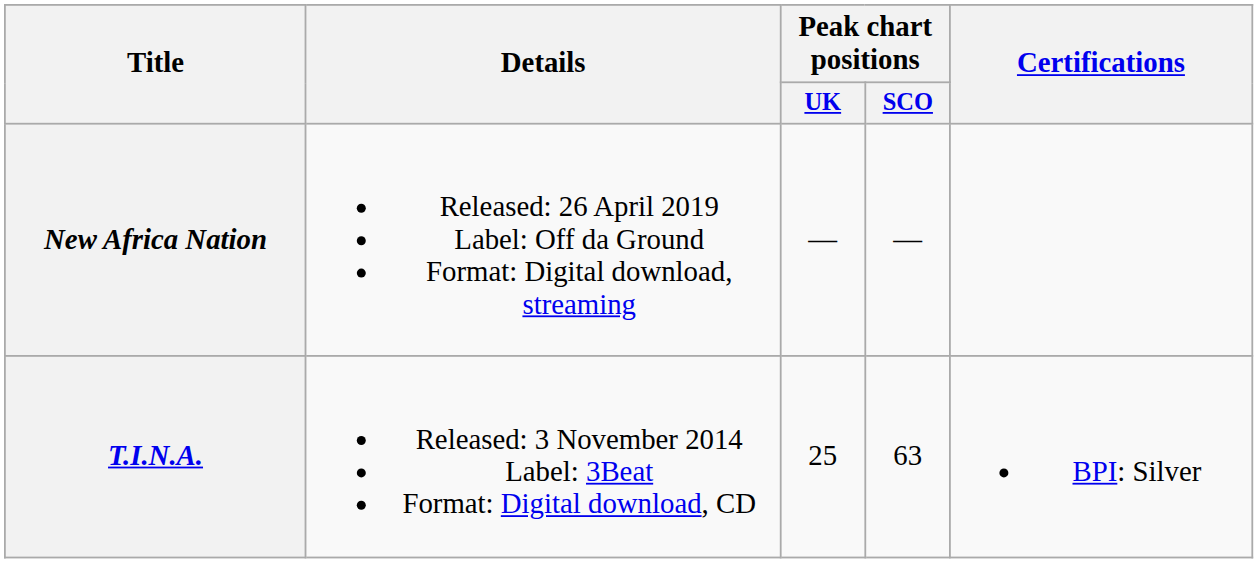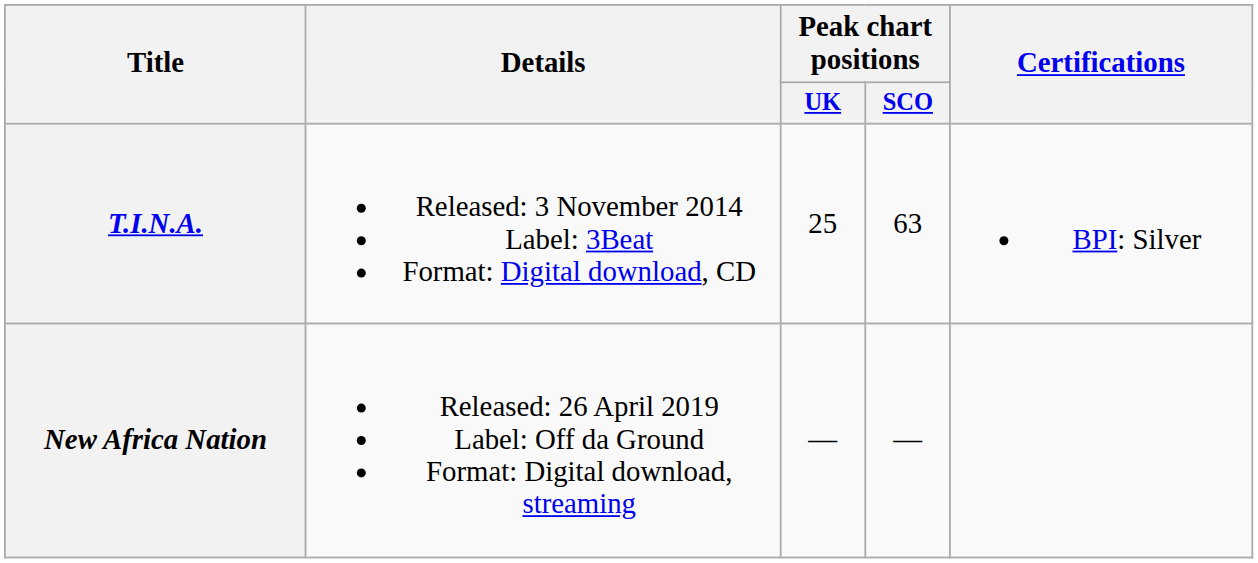rows swapped: (156, 456) <-> (156, 239)
